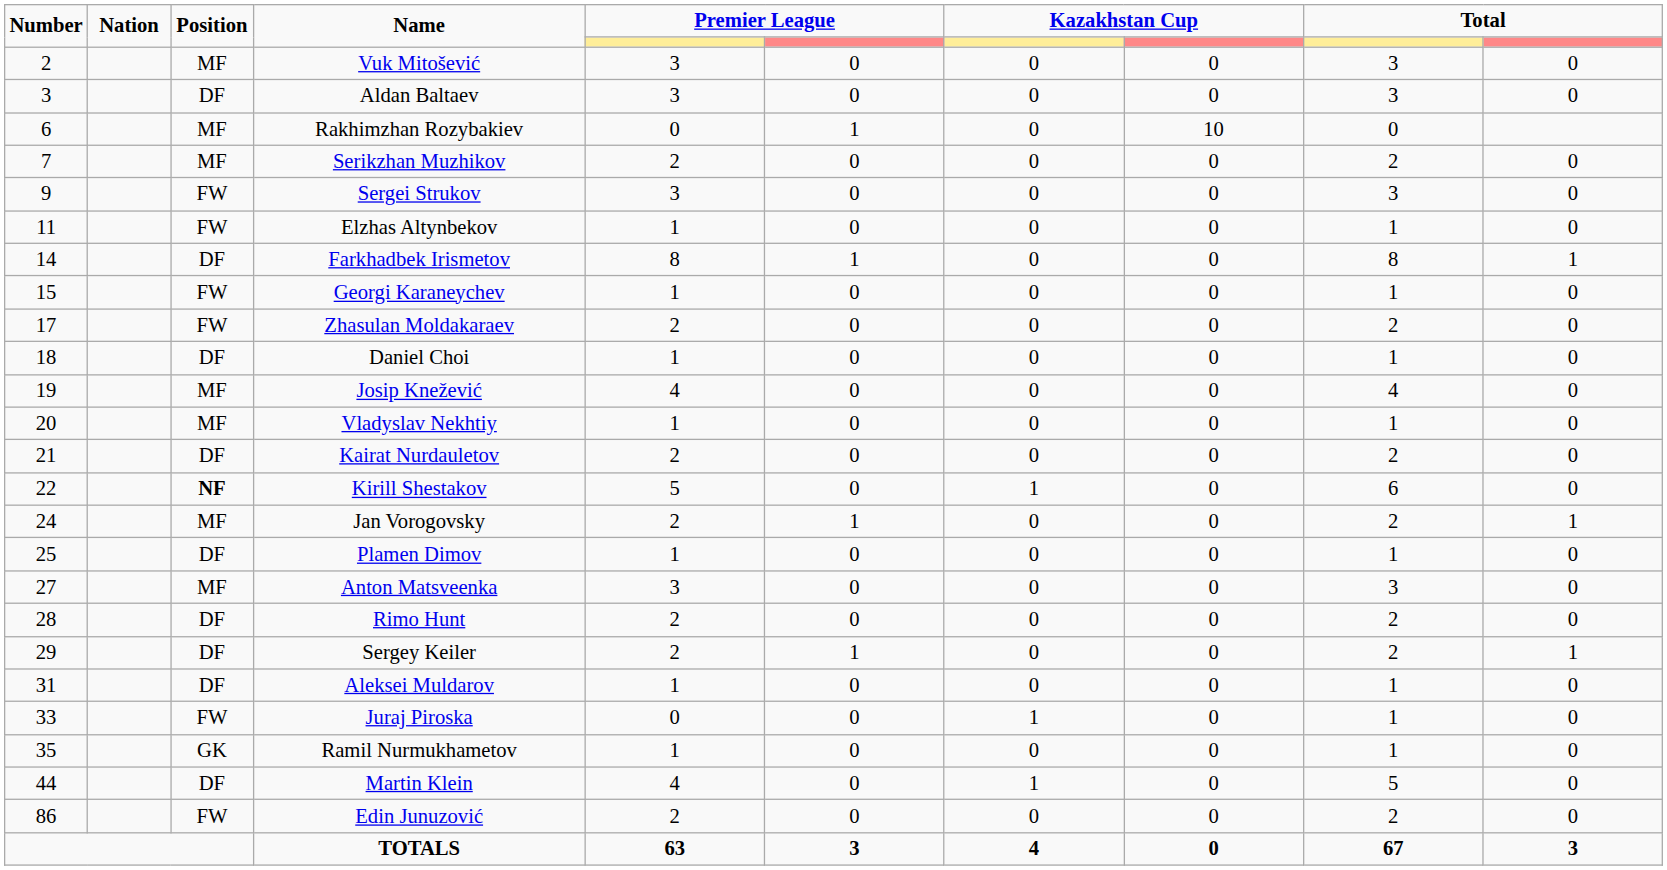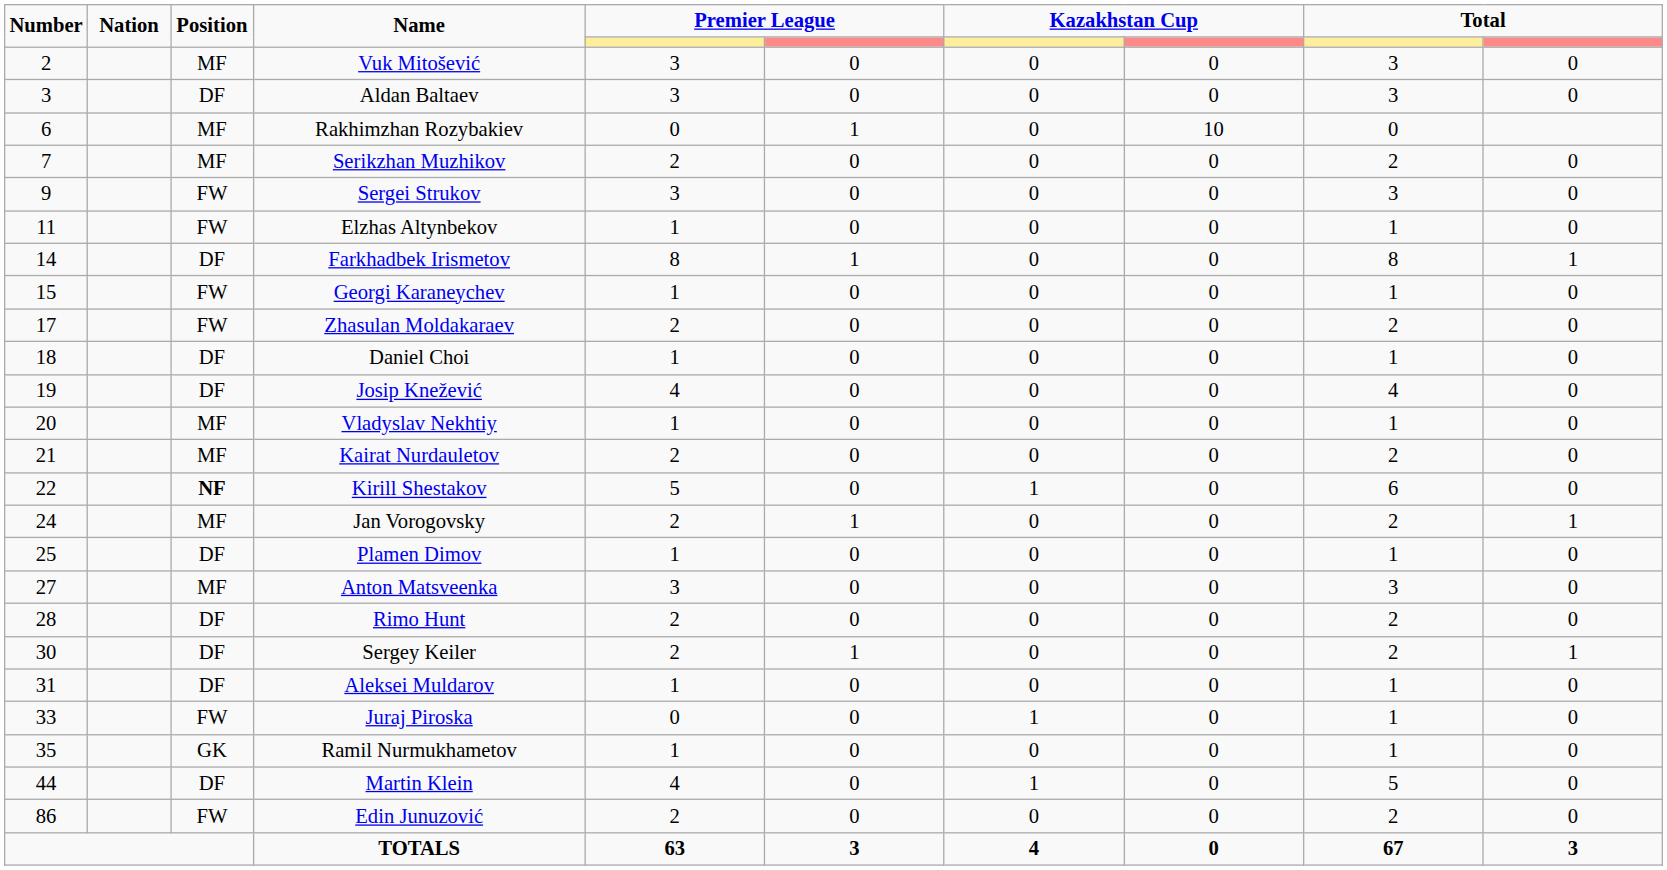(212, 390) MF -> (212, 390) DF
(212, 455) DF -> (212, 455) MF
(46, 652) 29 -> (46, 652) 30
